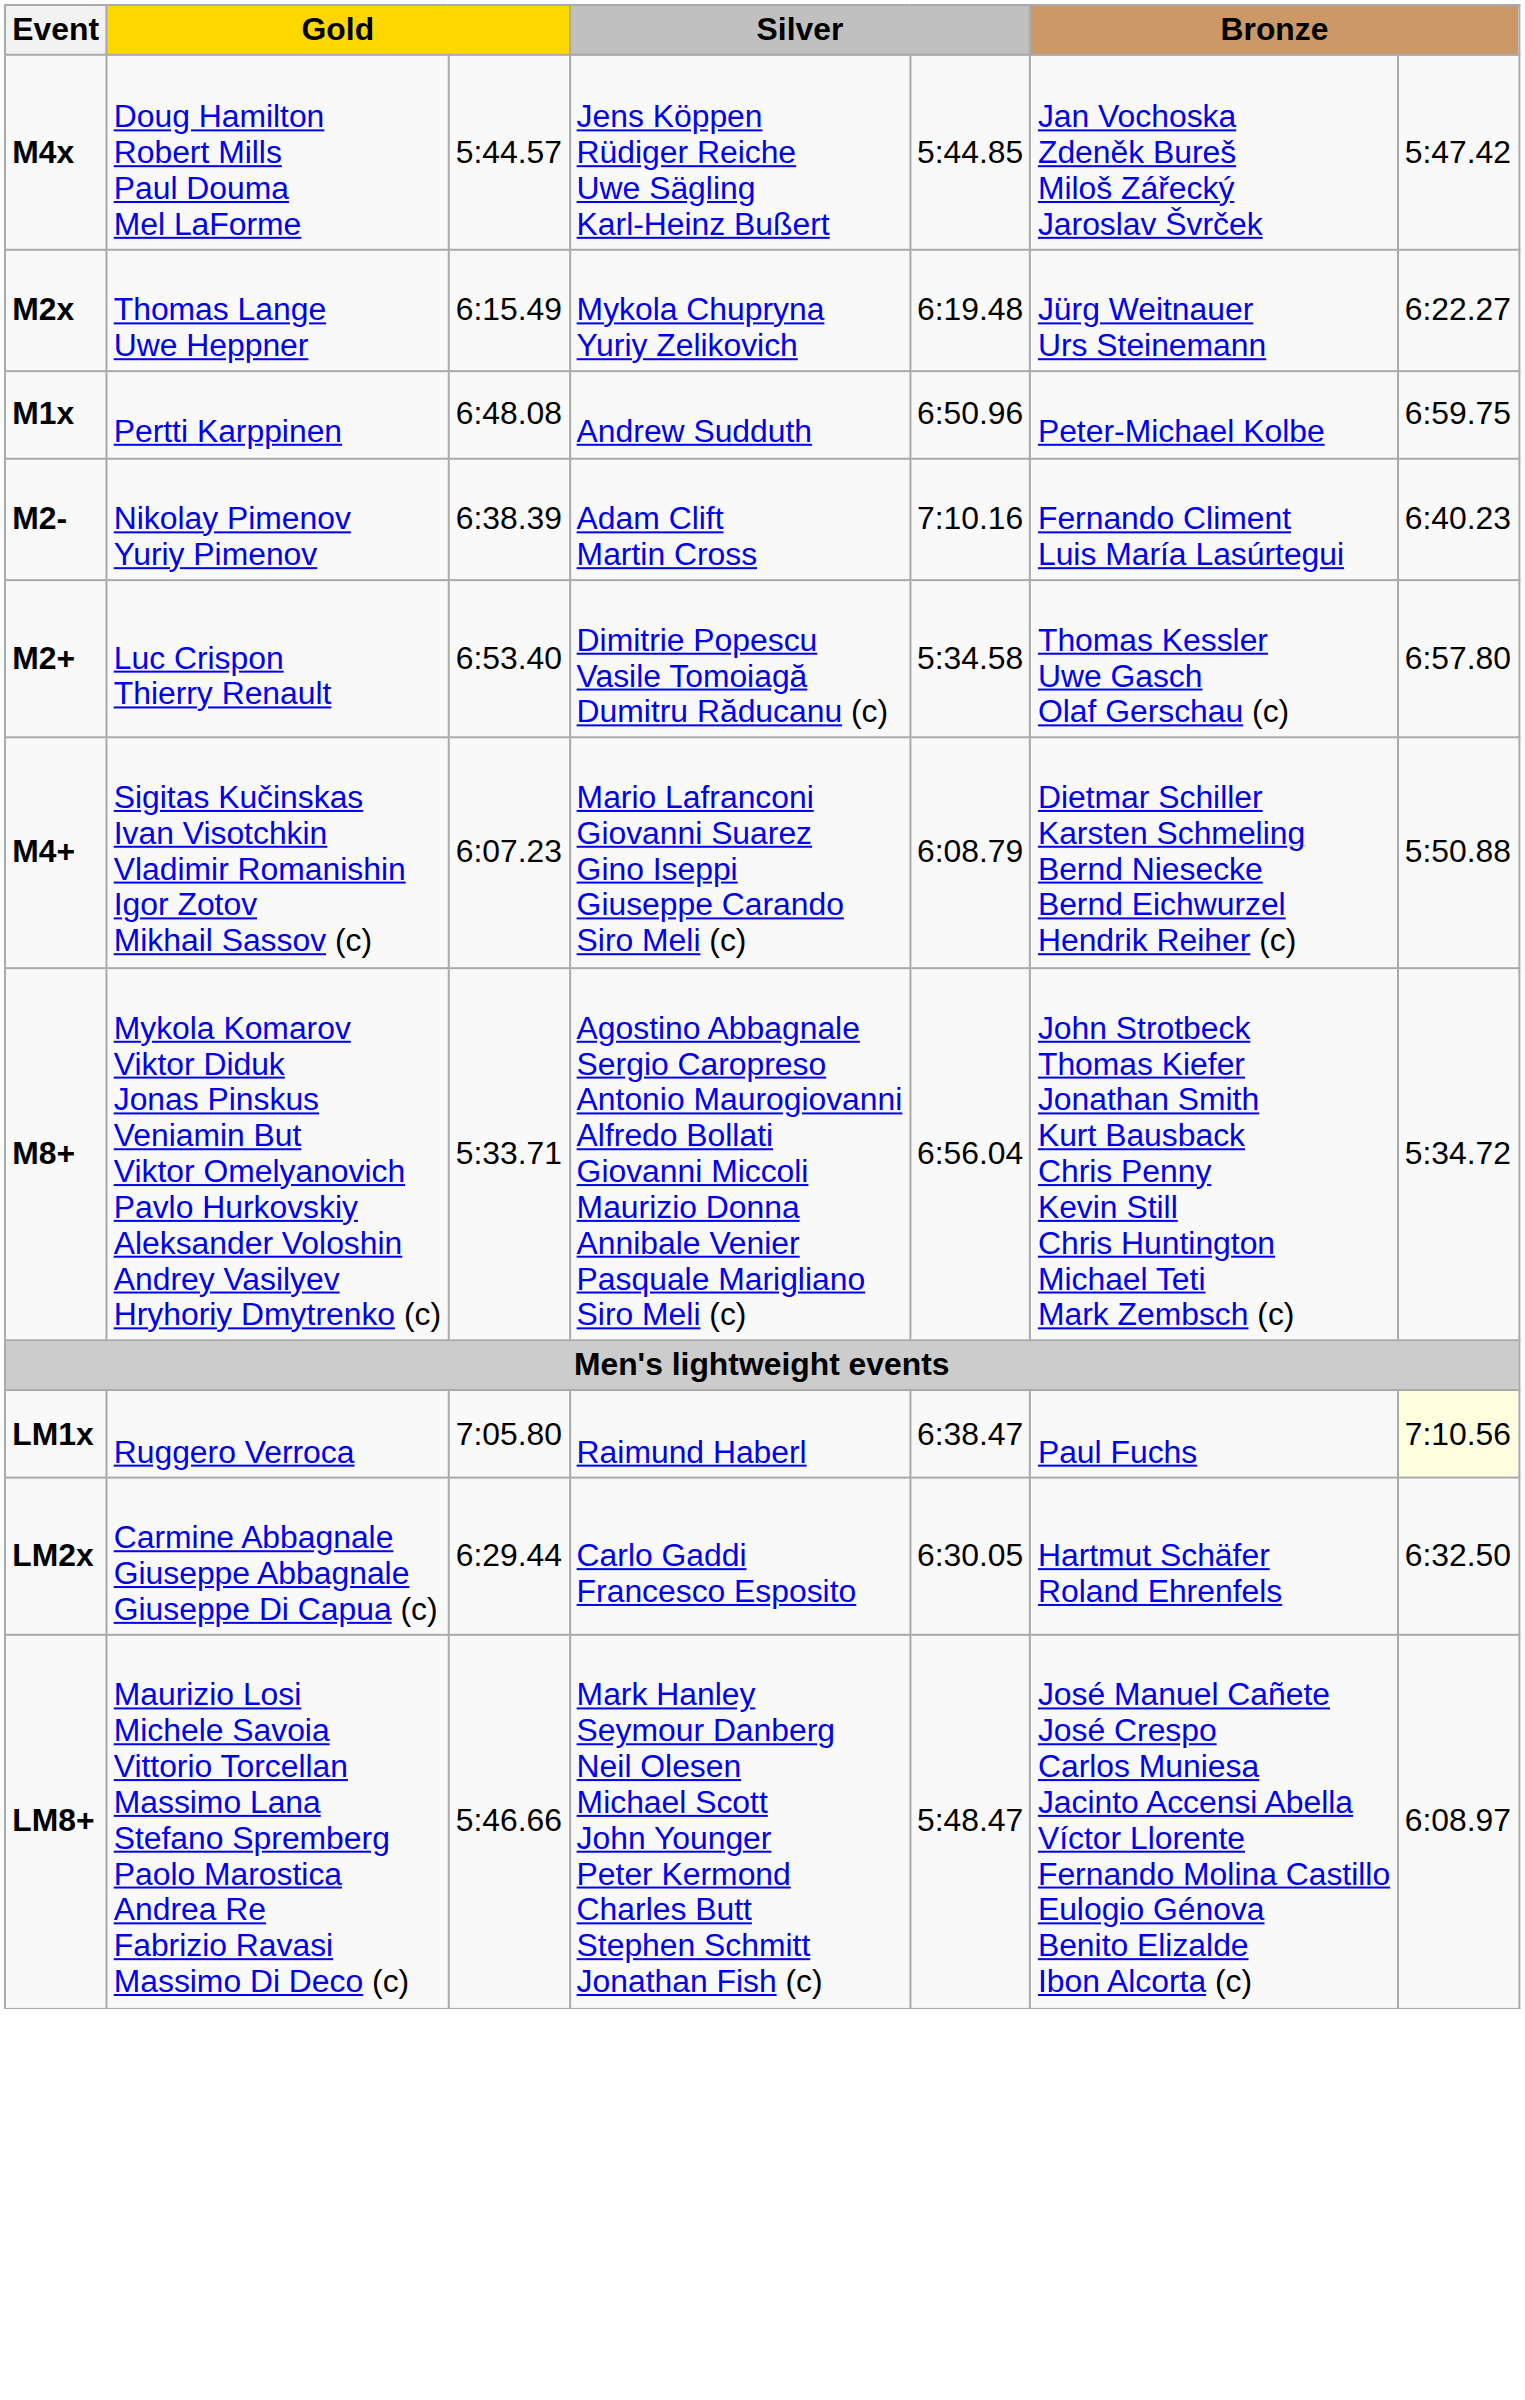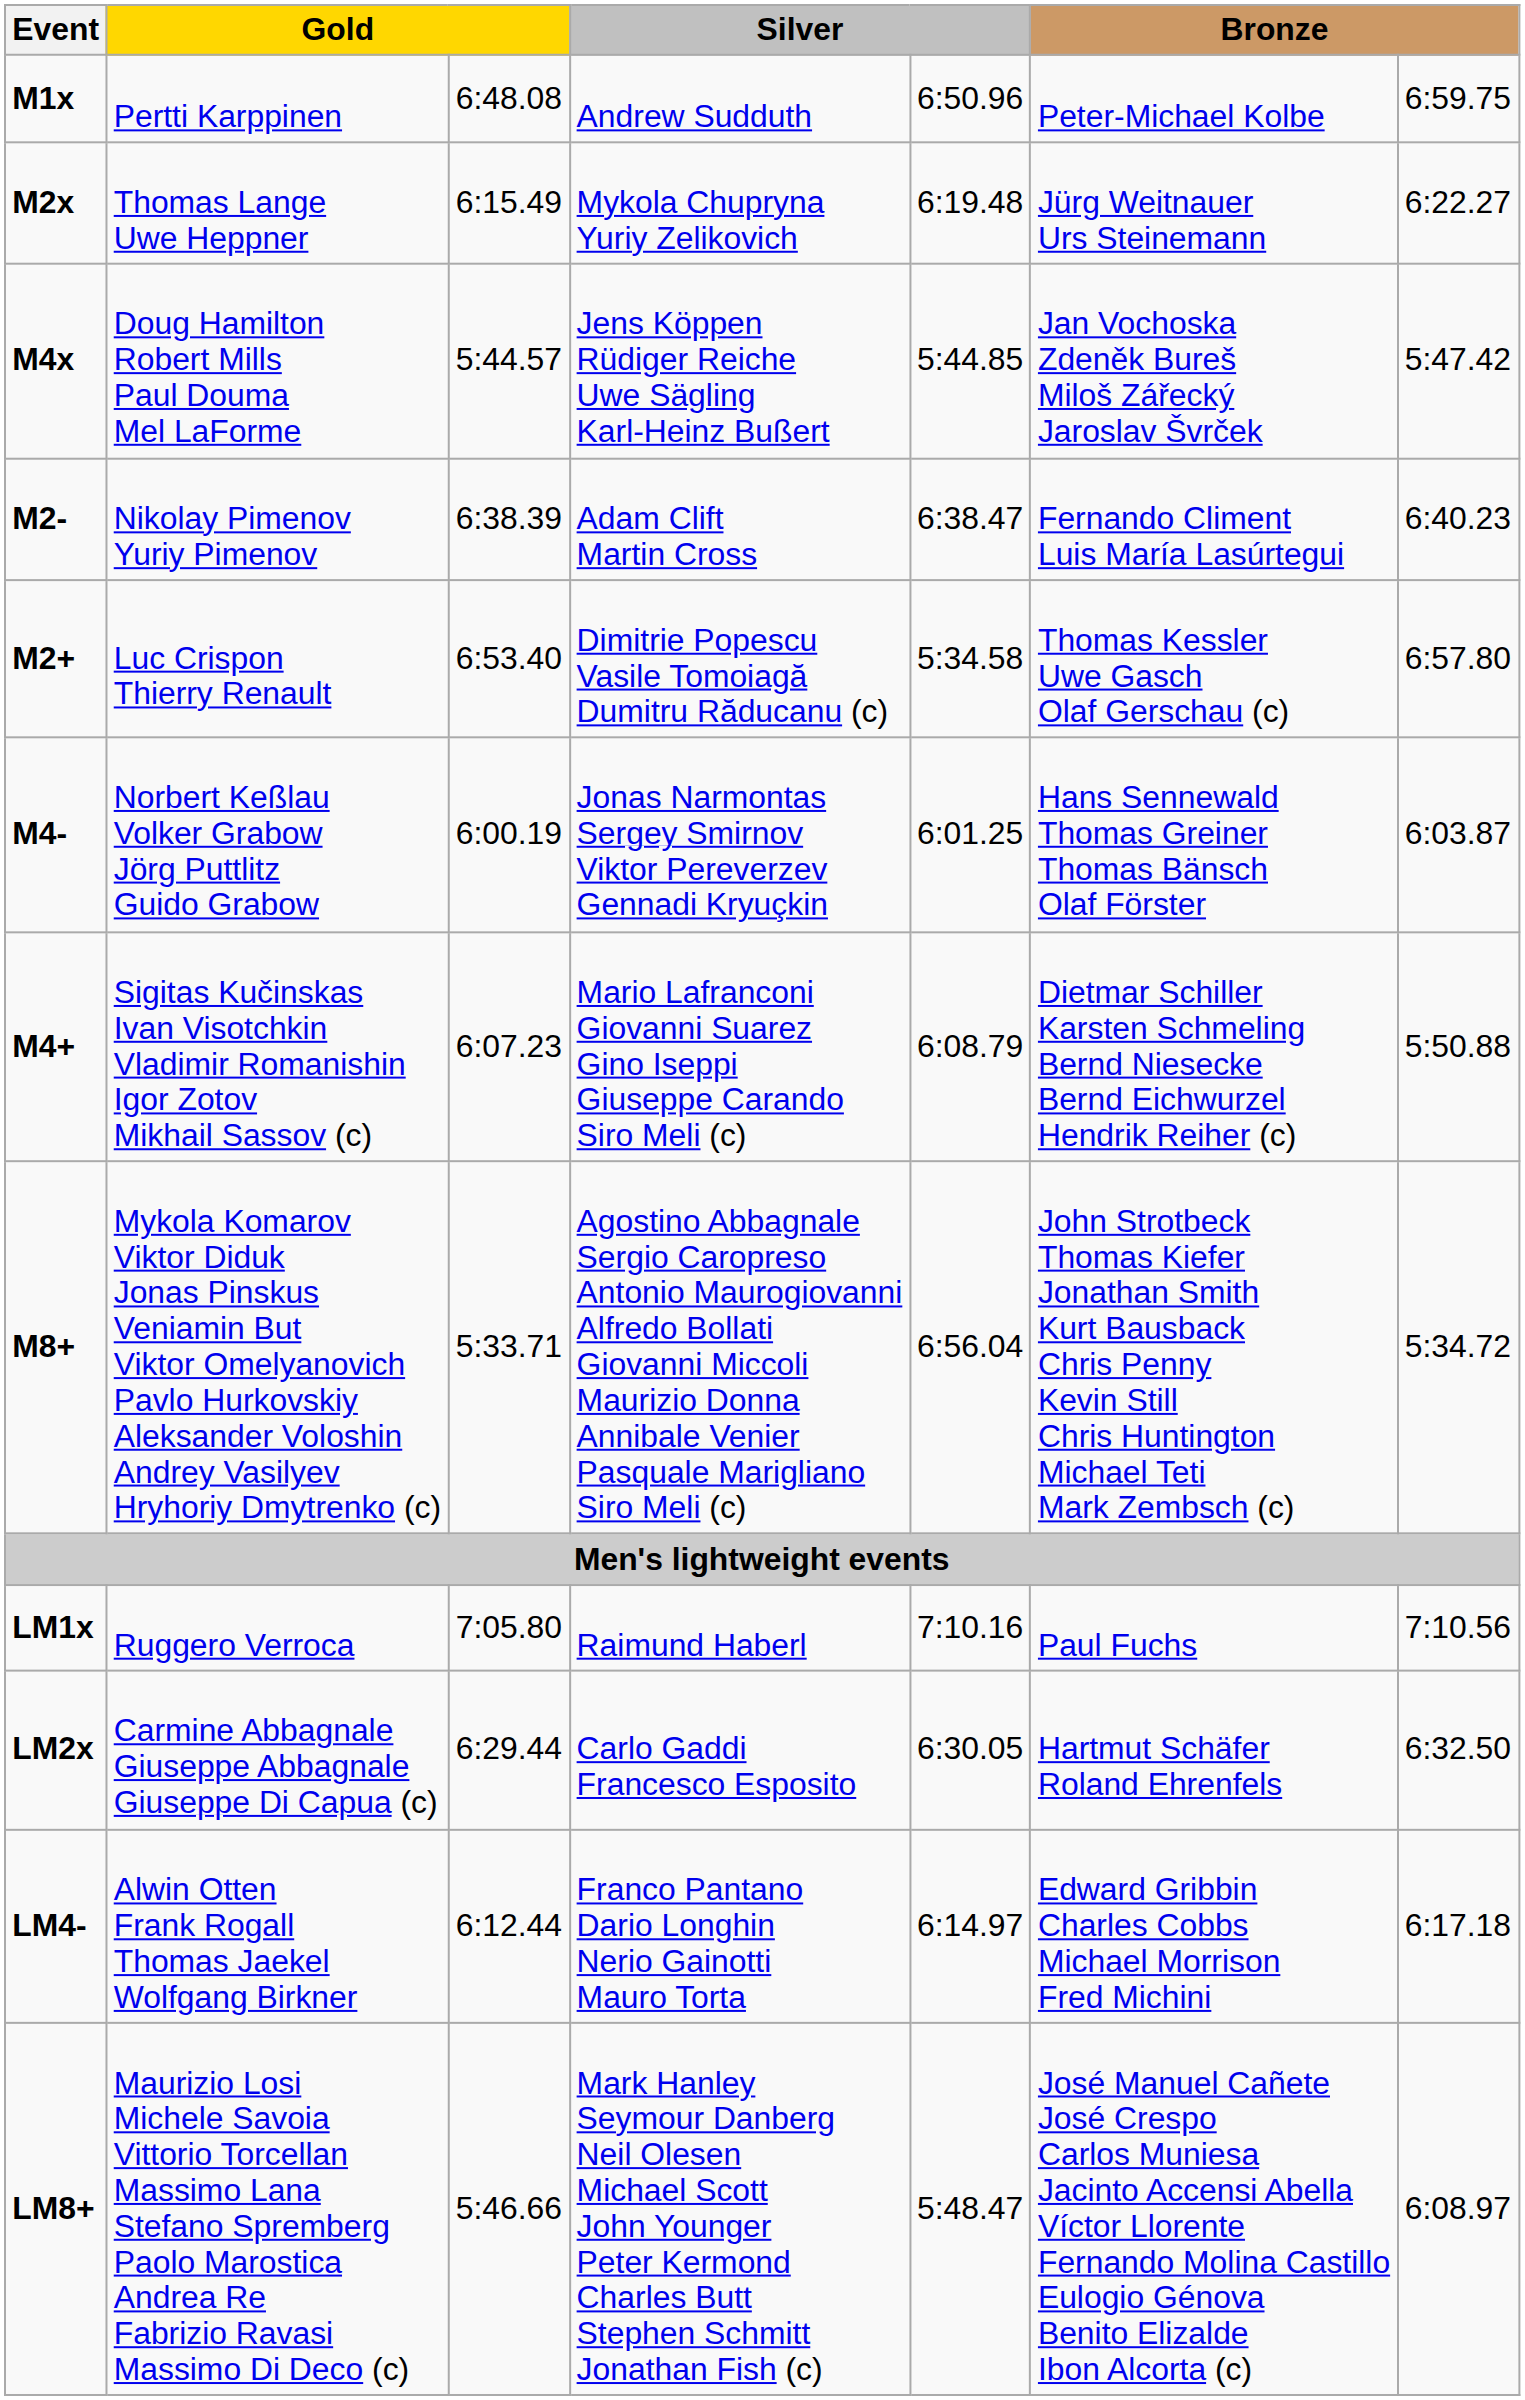rows swapped: (43, 414) <-> (43, 151)
(970, 518) 7:10.16 -> (970, 518) 6:38.47
+ row: (40, 834)
(970, 1433) 6:38.47 -> (970, 1627) 7:10.16
(1458, 1433) lightyellow background -> (1458, 1627) no background
+ row: (49, 1925)
